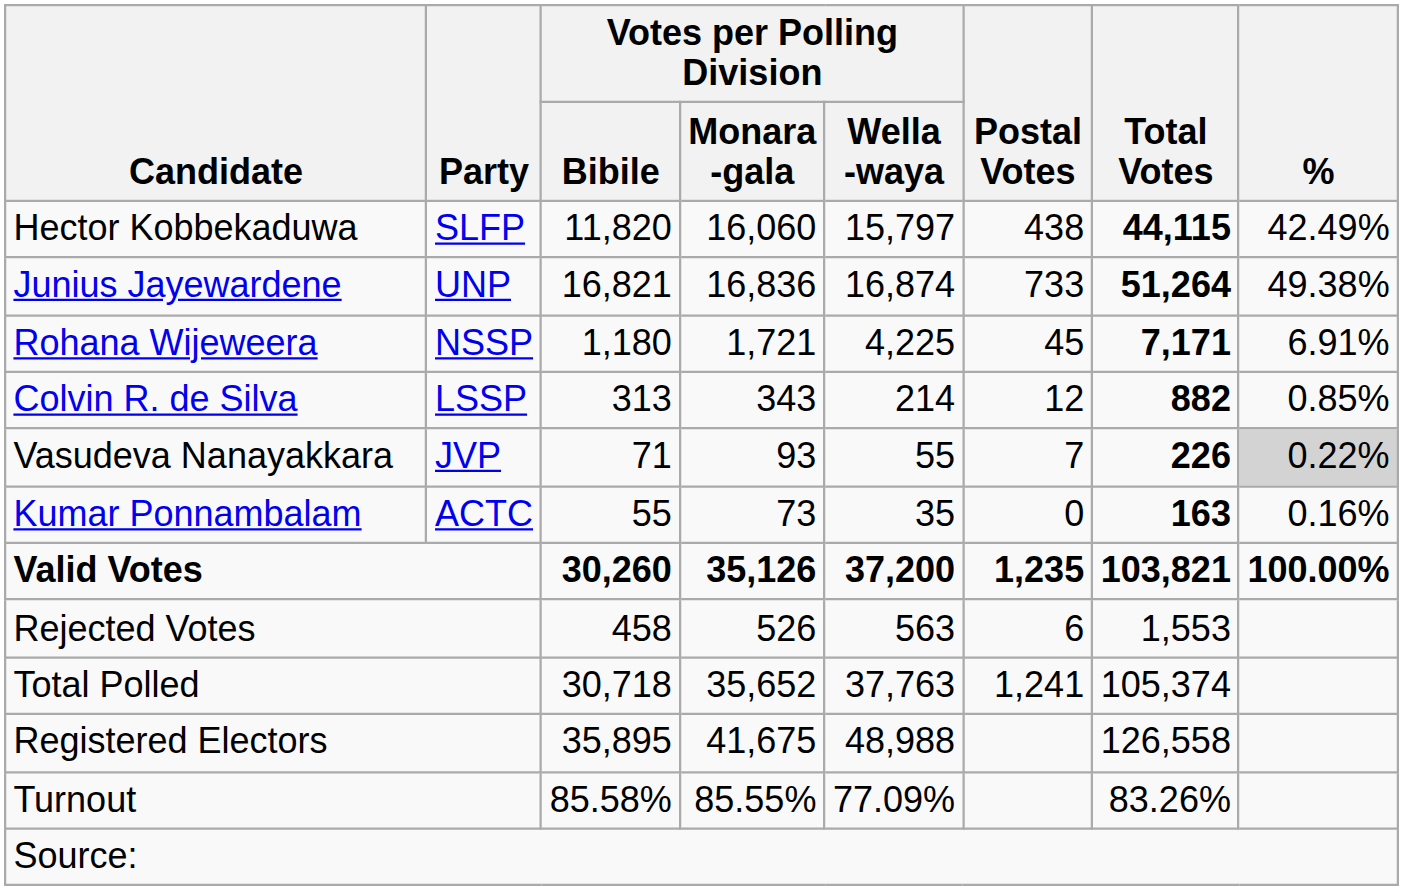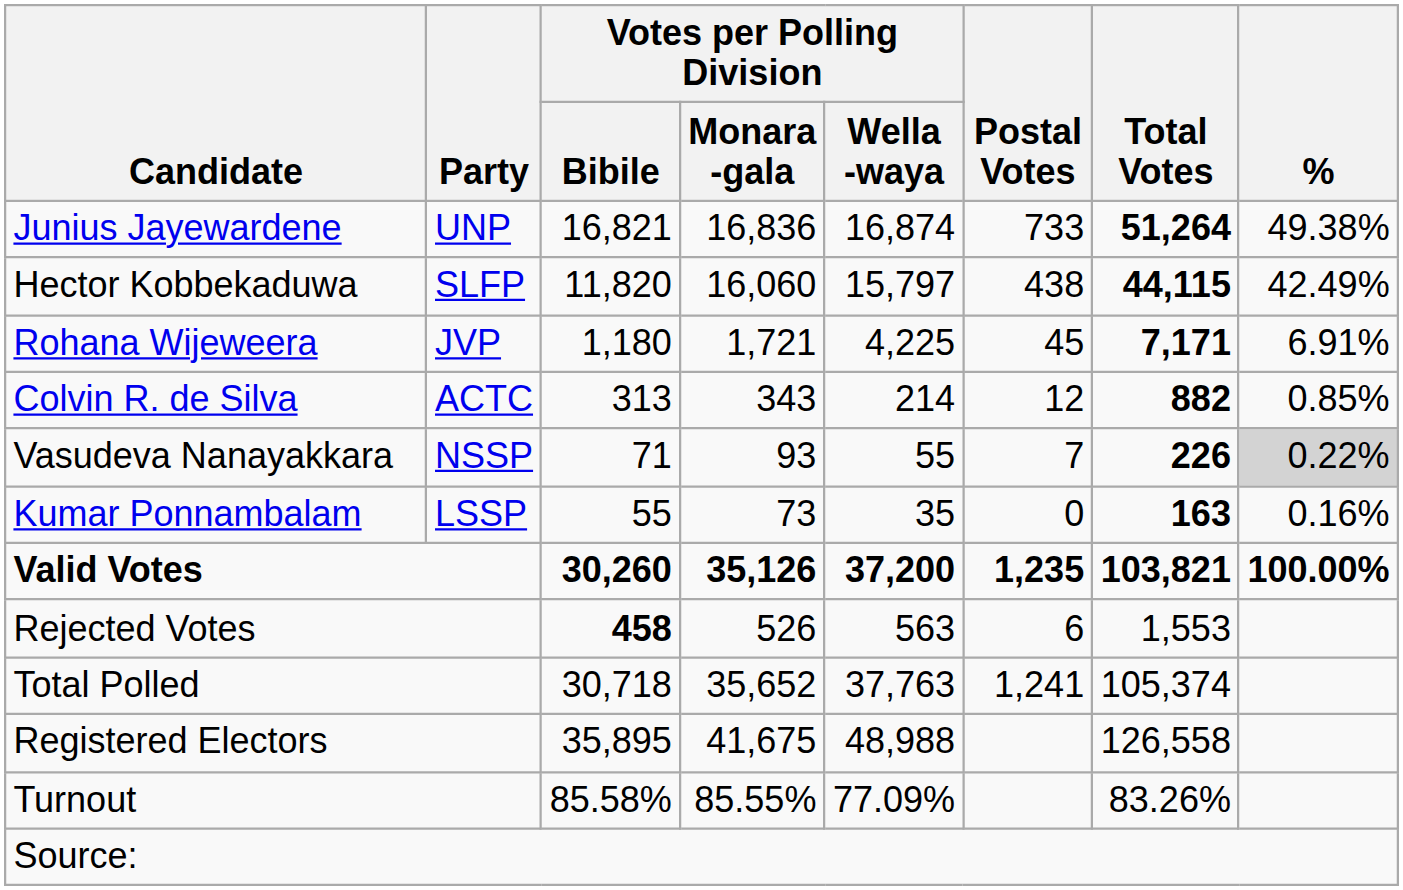rows swapped: (178, 285) <-> (186, 228)
(484, 342) NSSP -> (468, 342) JVP
(481, 399) LSSP -> (484, 399) ACTC
(468, 456) JVP -> (484, 456) NSSP
(484, 513) ACTC -> (481, 513) LSSP
(642, 627) normal -> (642, 627) bold
